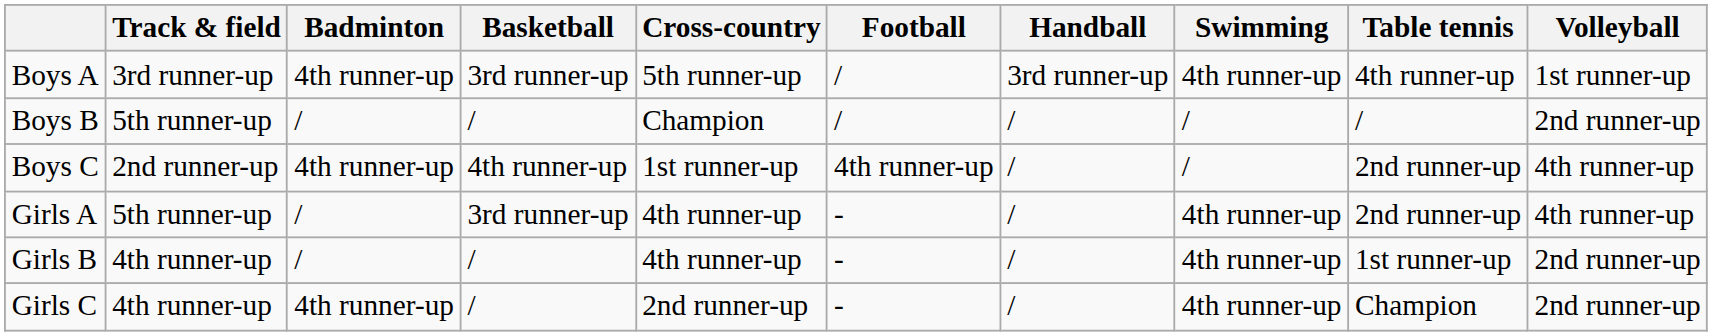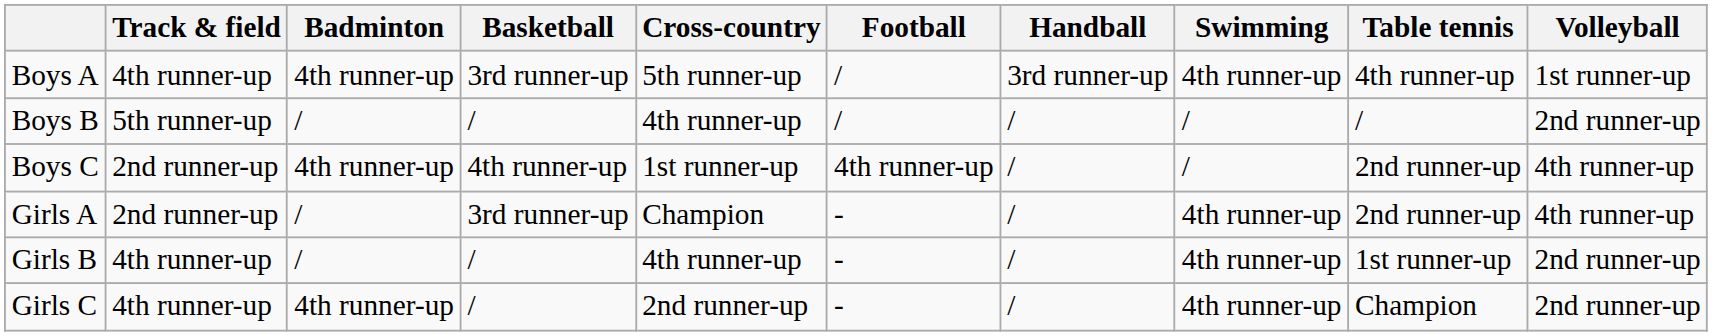(193, 74) 3rd runner-up -> (192, 74) 4th runner-up
(703, 120) Champion -> (722, 120) 4th runner-up
(192, 213) 5th runner-up -> (195, 213) 2nd runner-up
(722, 213) 4th runner-up -> (703, 213) Champion
